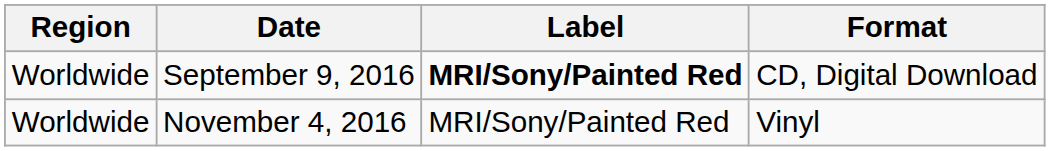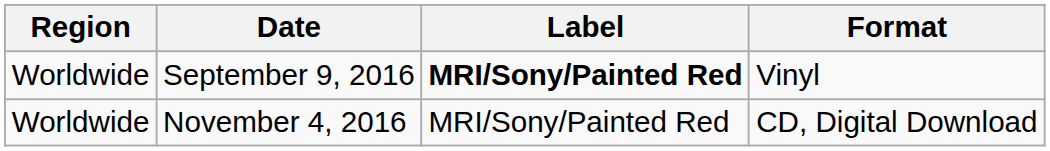(897, 74) CD, Digital Download -> (788, 74) Vinyl
(788, 121) Vinyl -> (897, 121) CD, Digital Download
